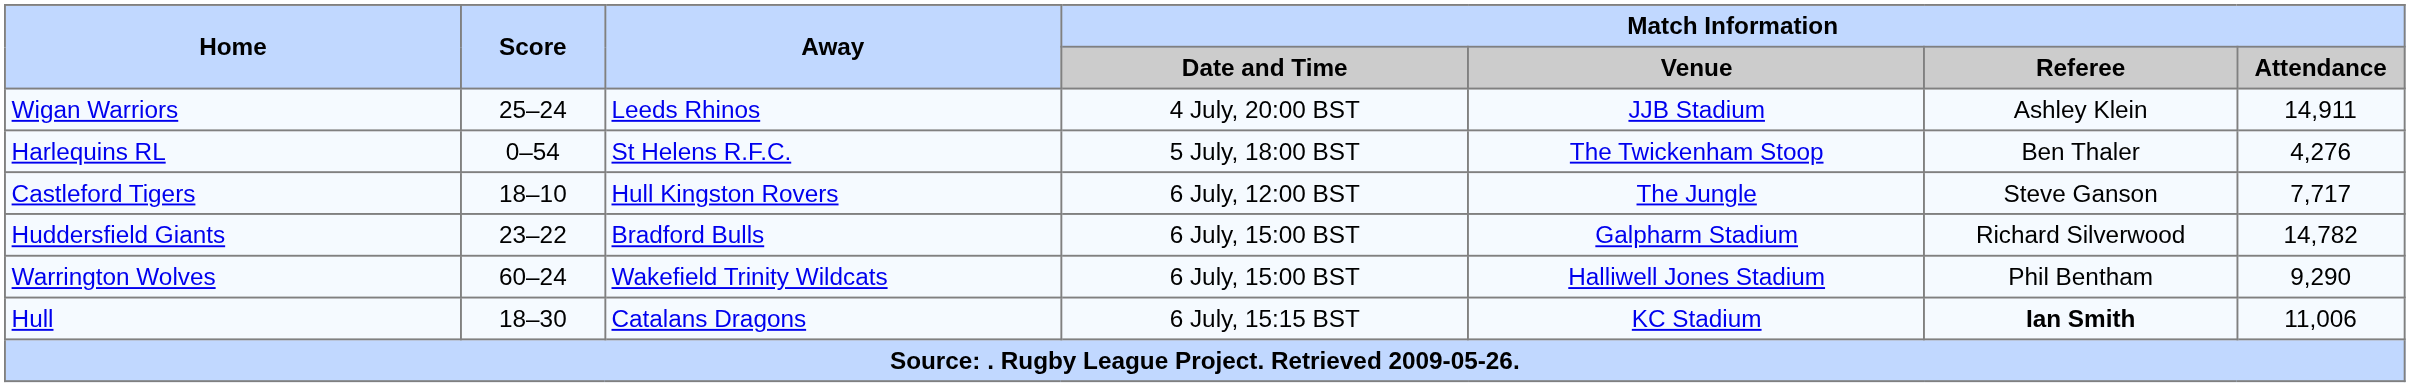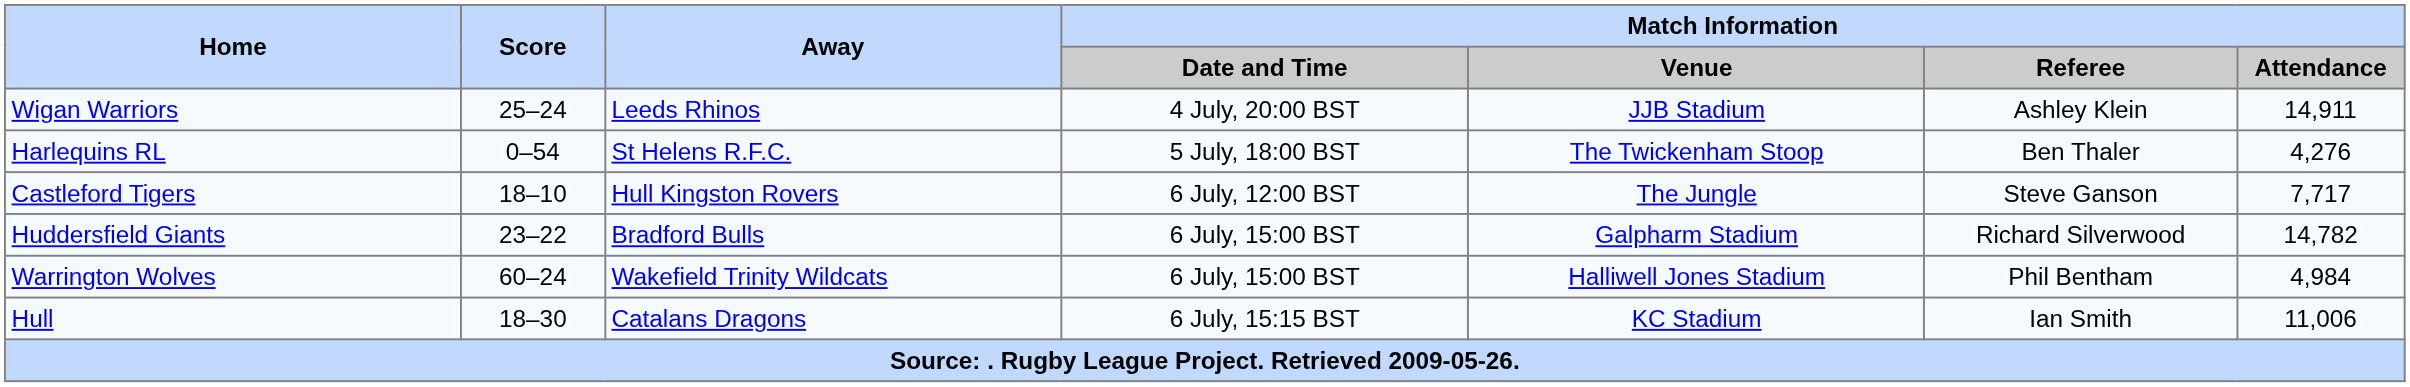(2321, 277) 9,290 -> (2321, 277) 4,984
(2081, 318) bold -> (2081, 318) normal
